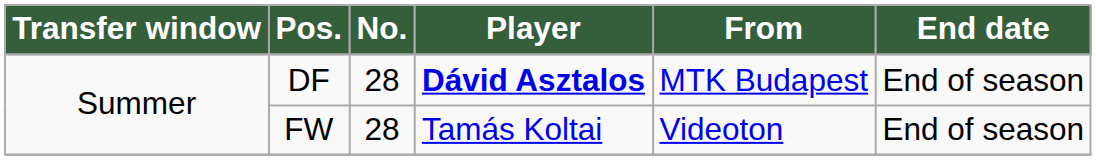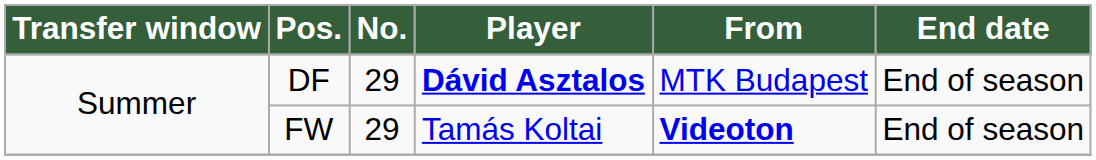(382, 79) 28 -> (382, 79) 29
(382, 129) 28 -> (382, 129) 29
(721, 129) normal -> (727, 129) bold
